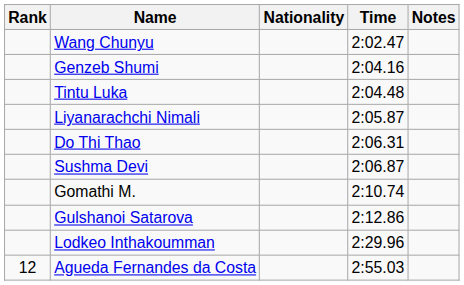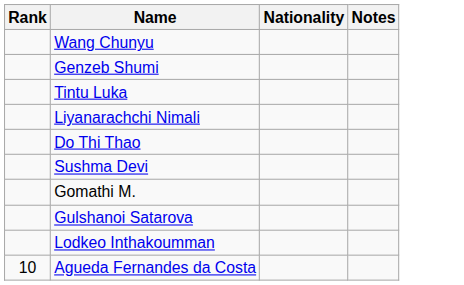- column: (378, 17)
(27, 267) 12 -> (27, 267) 10
